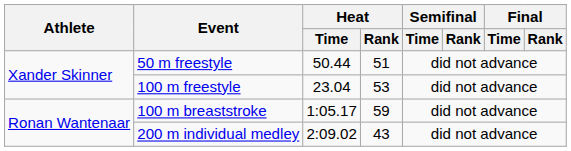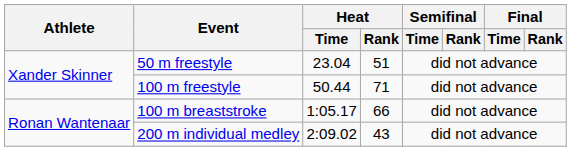(332, 63) 50.44 -> (332, 63) 23.04
(332, 87) 23.04 -> (332, 87) 50.44
(381, 87) 53 -> (381, 87) 71
(381, 111) 59 -> (381, 111) 66
